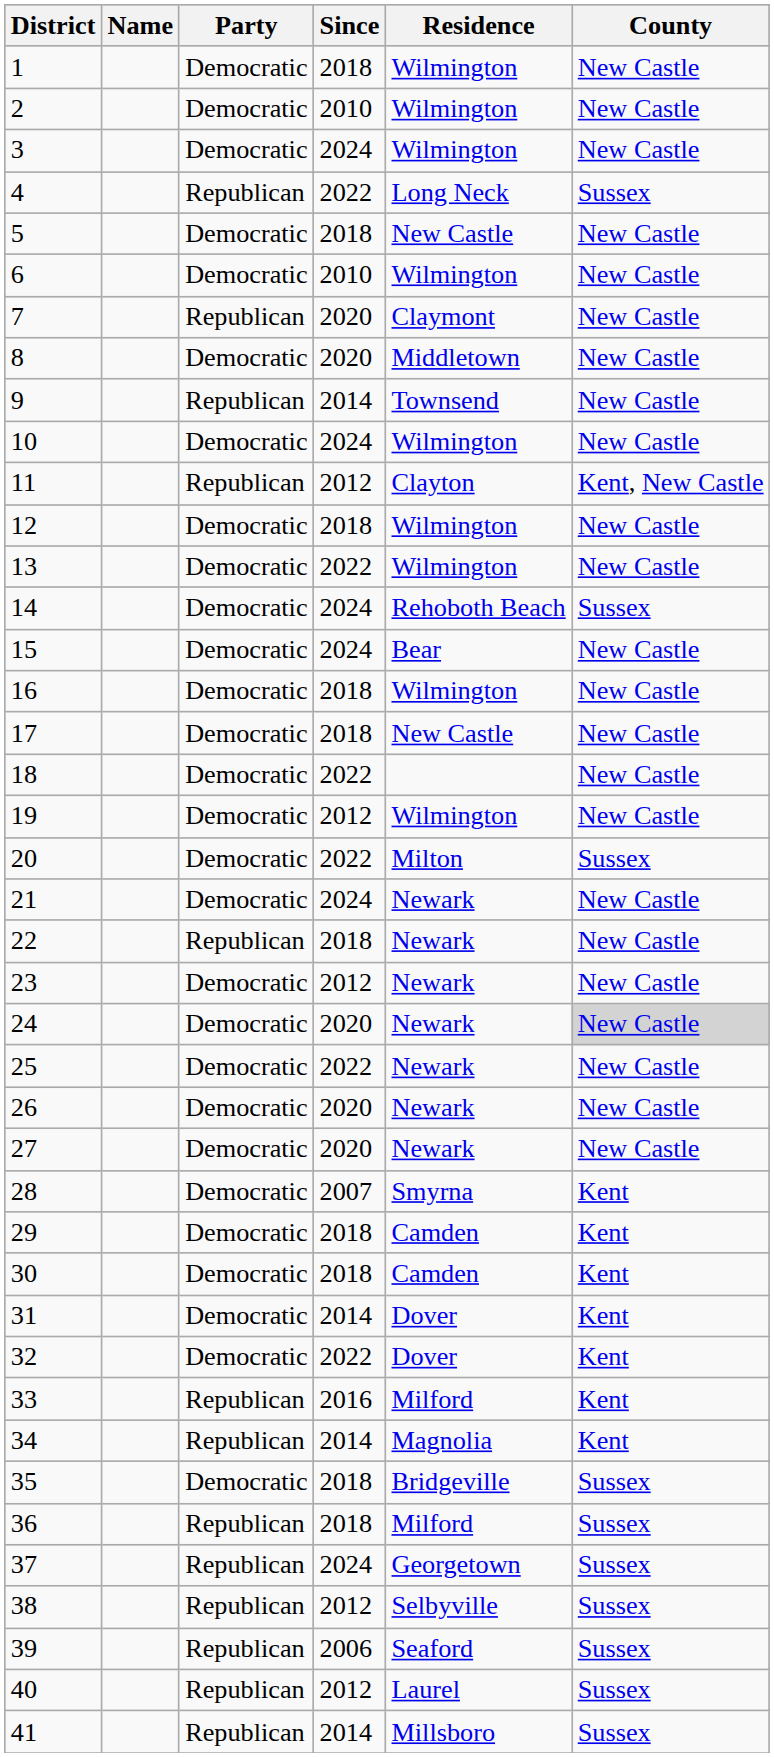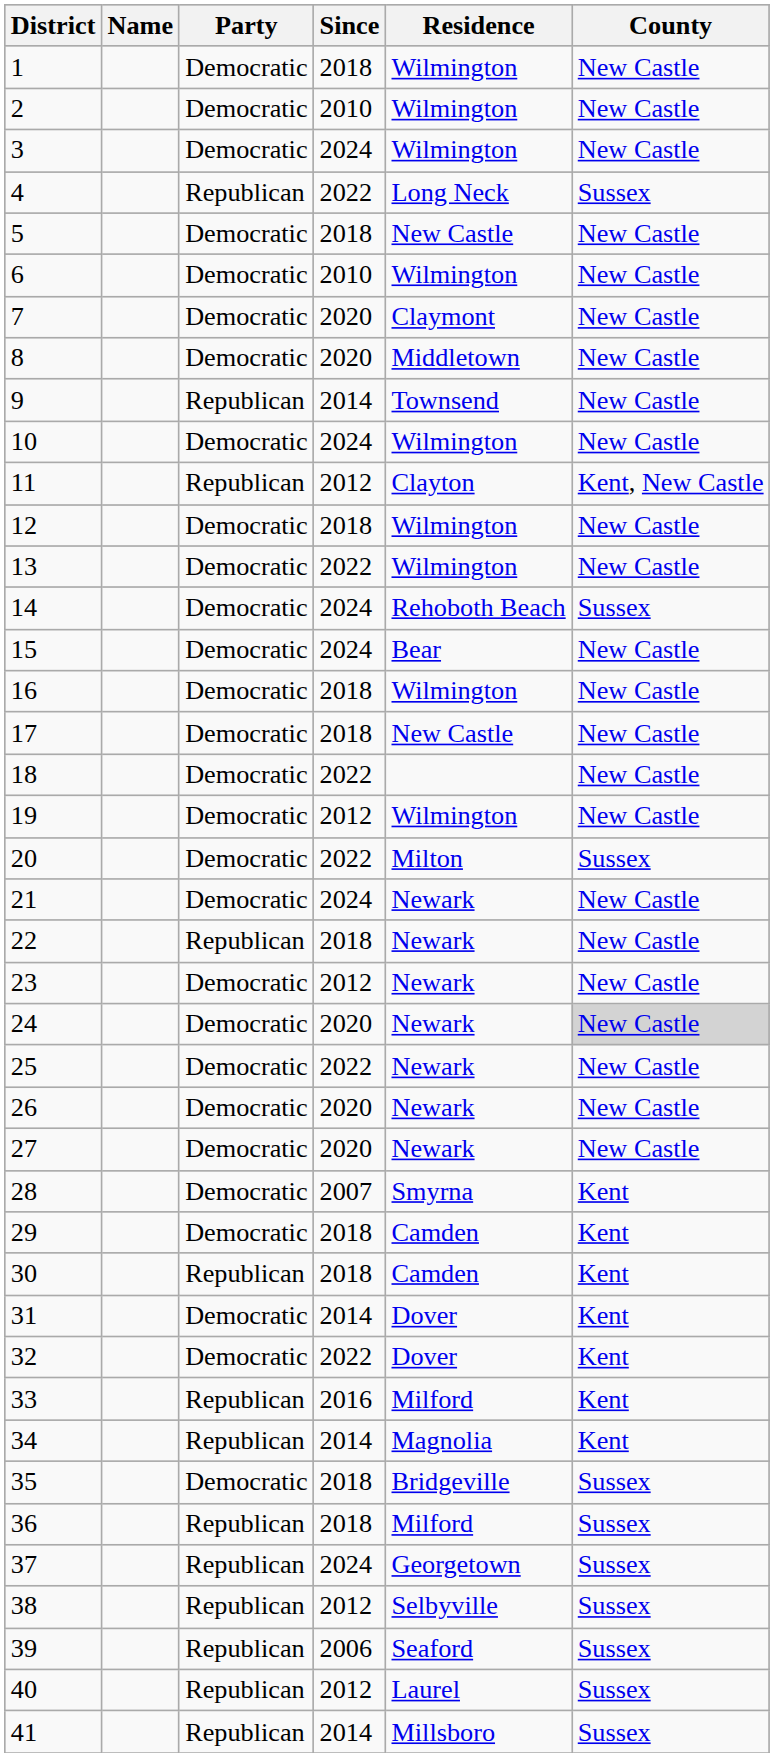(245, 316) Republican -> (246, 316) Democratic
(246, 1273) Democratic -> (245, 1273) Republican
